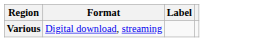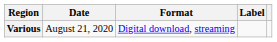+ column: (79, 12)
